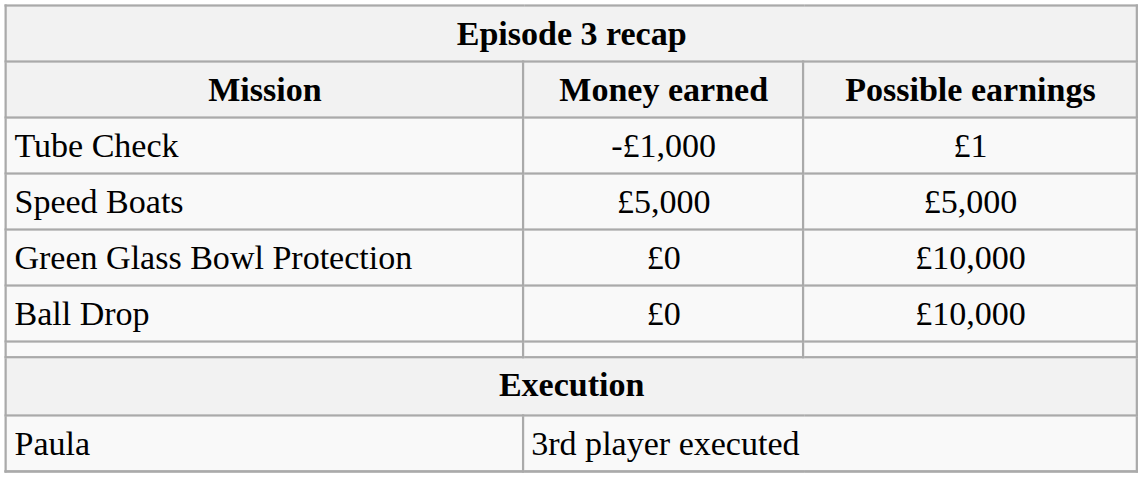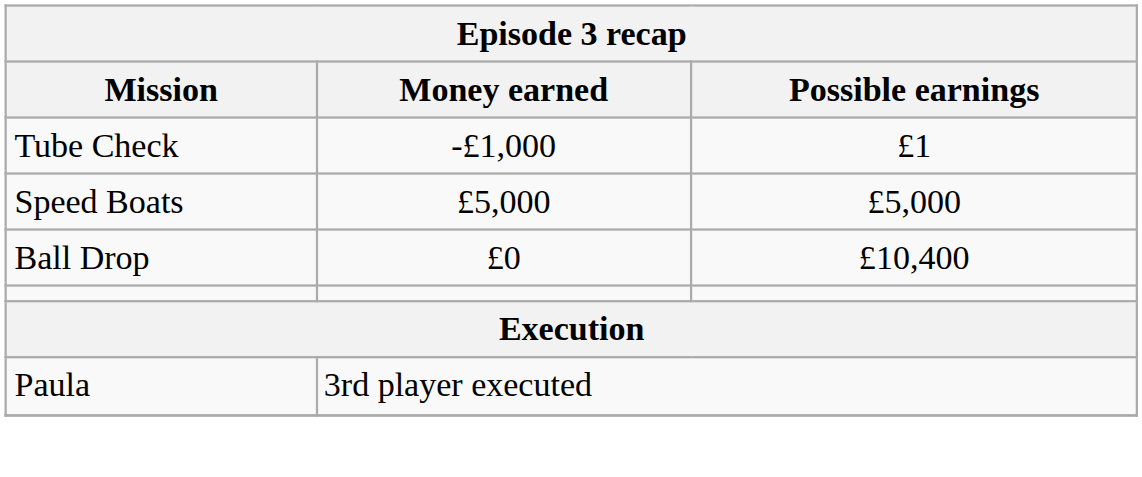- row: (213, 257)
(970, 313) £10,000 -> (914, 257) £10,400
